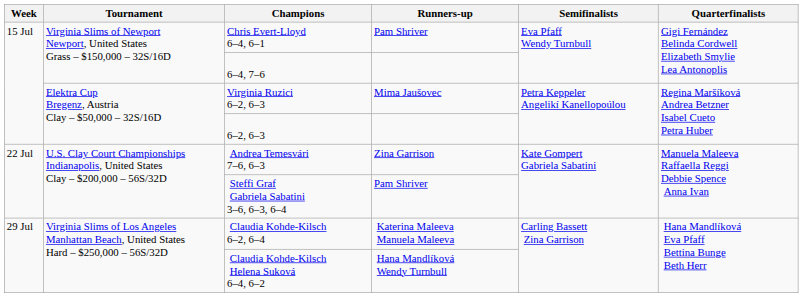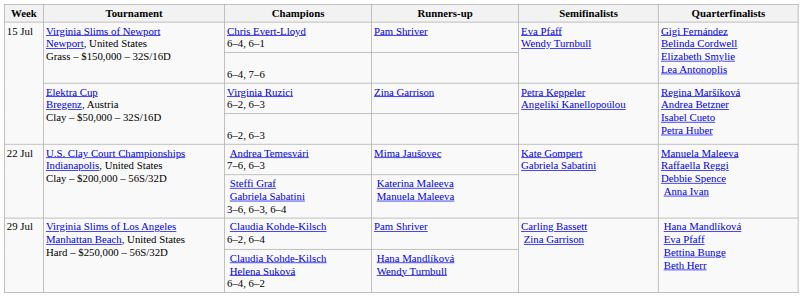(408, 92) Mima Jaušovec -> (404, 92) Zina Garrison
(404, 153) Zina Garrison -> (408, 153) Mima Jaušovec
(401, 184) Pam Shriver -> (414, 190) Katerina Maleeva Manuela Maleeva
(414, 233) Katerina Maleeva Manuela Maleeva -> (401, 227) Pam Shriver
